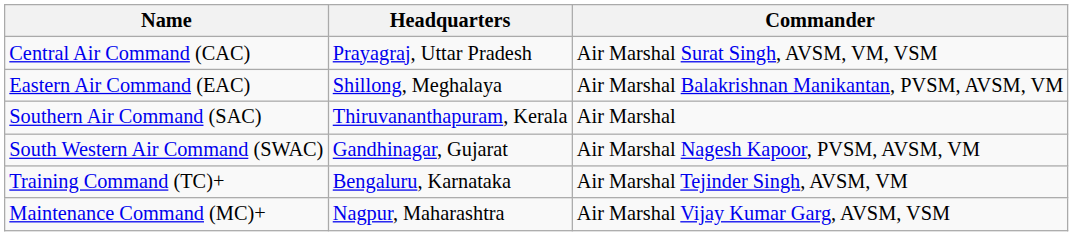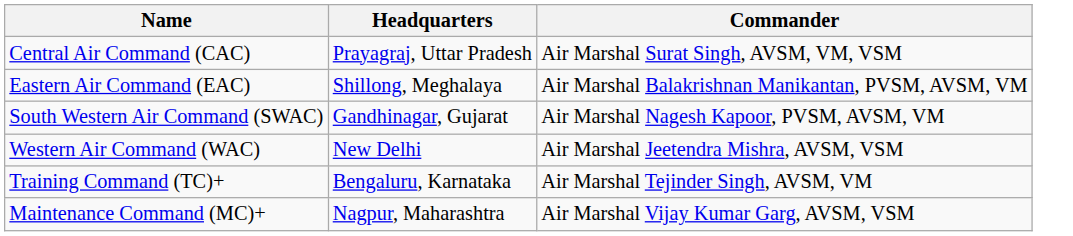- row: (135, 117)
+ row: (135, 149)
